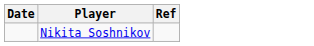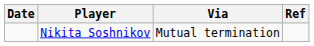+ column: (218, 14)
